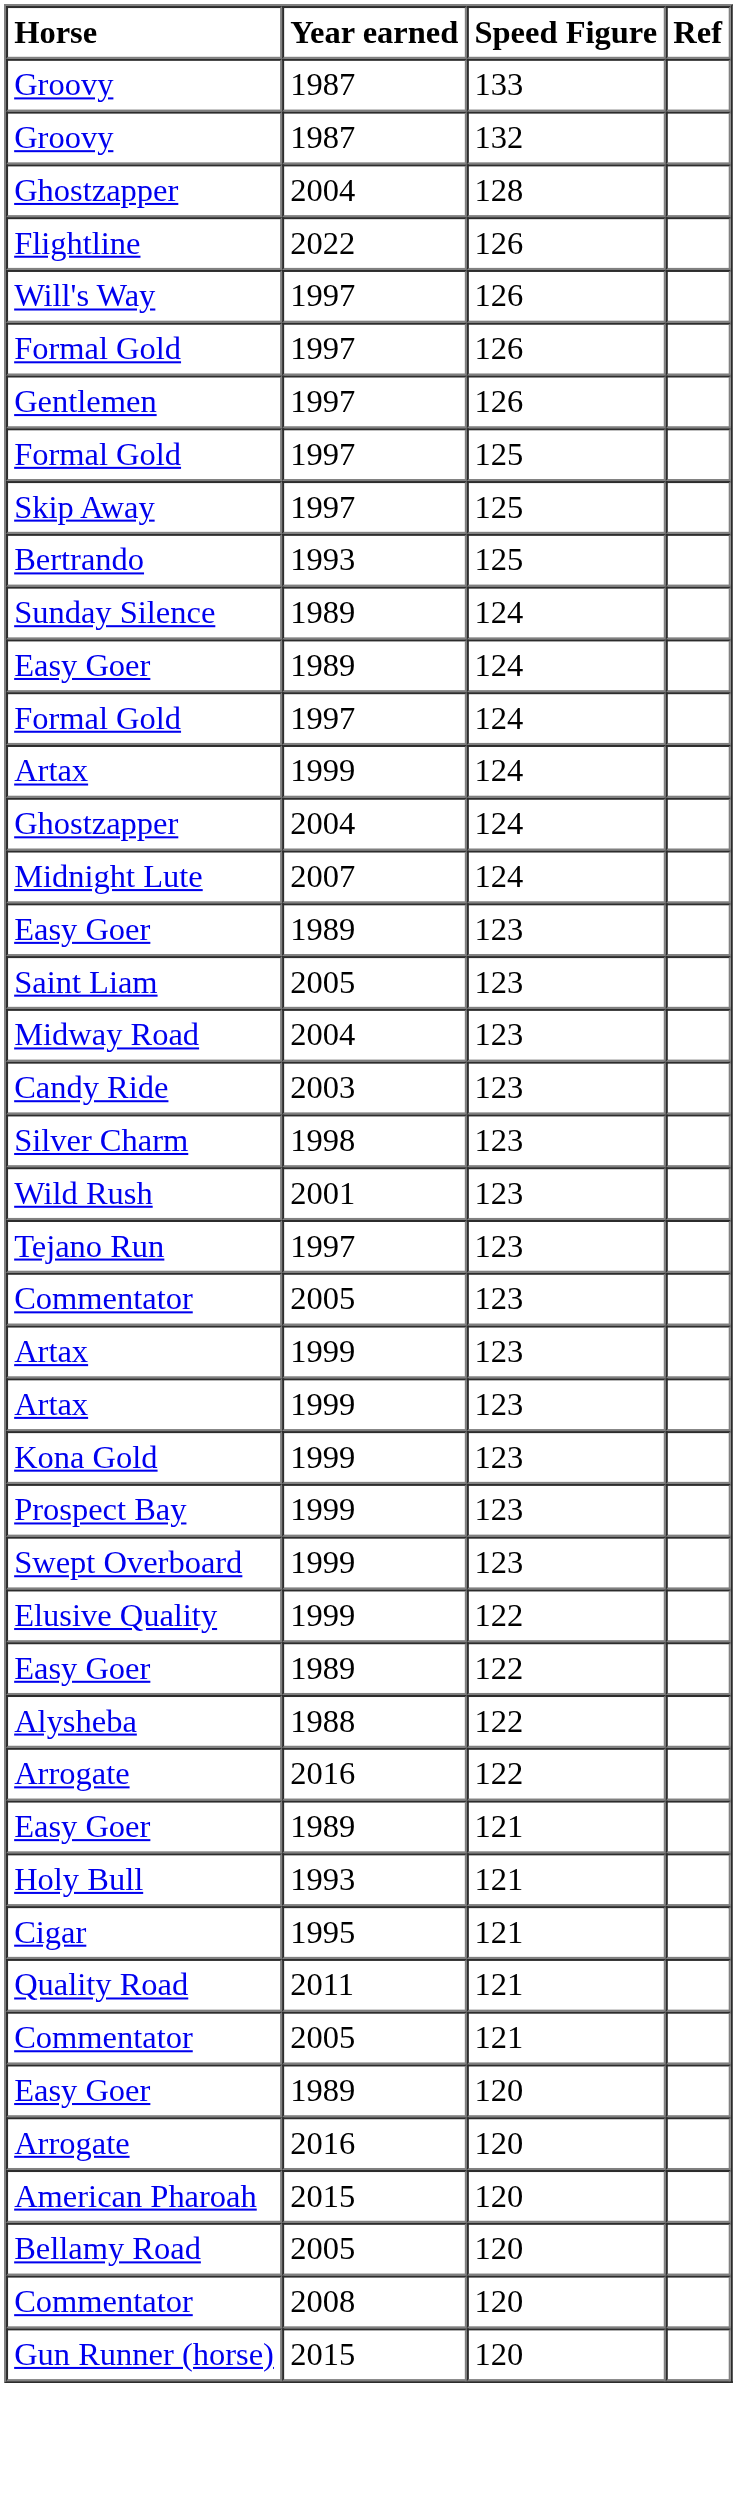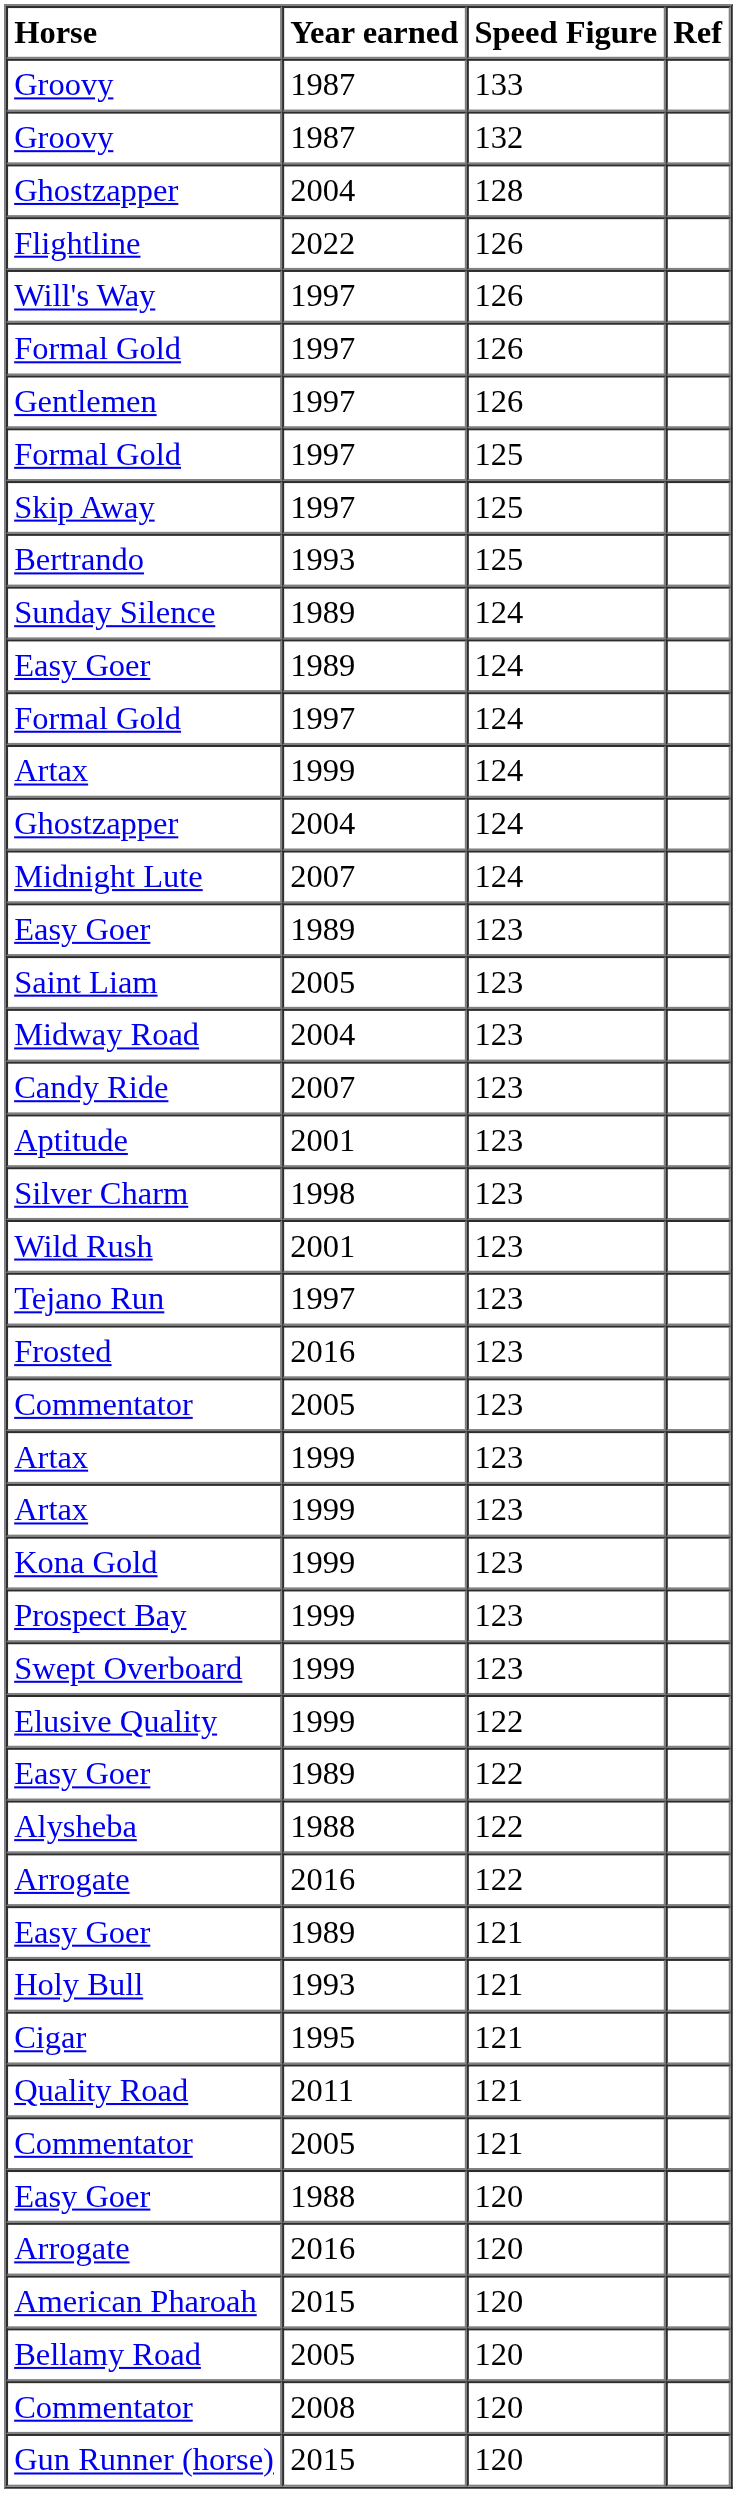(323, 1087) 2003 -> (323, 1087) 2007
+ row: (71, 1140)
+ row: (63, 1351)
(323, 2090) 1989 -> (323, 2195) 1988
